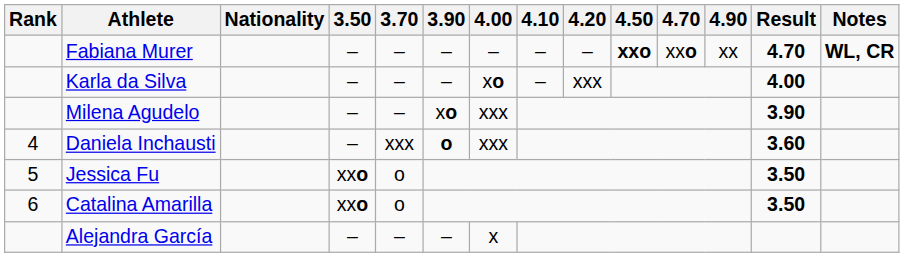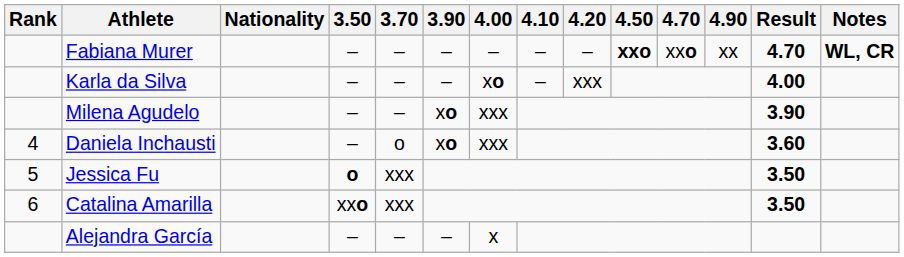(399, 143) xxx -> (399, 143) o
(446, 143) o -> (446, 143) xo
(352, 174) xxo -> (352, 174) o
(399, 174) o -> (399, 174) xxx
(399, 205) o -> (399, 205) xxx
